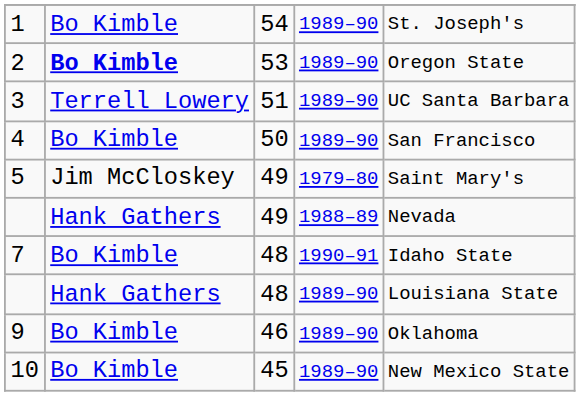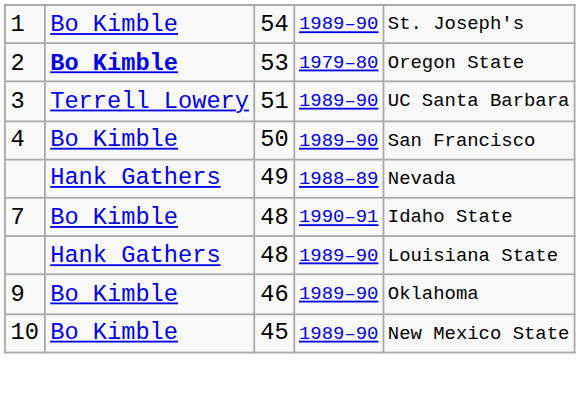(339, 63) 1989–90 -> (339, 63) 1979–80
- row: (18, 178)
